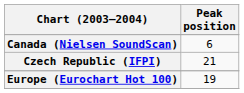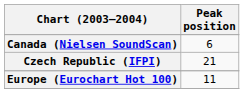(209, 79) 19 -> (209, 79) 11
